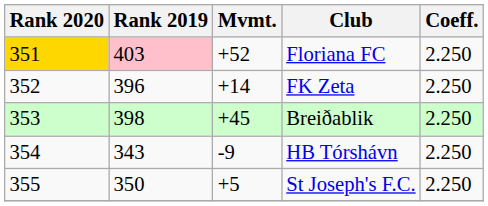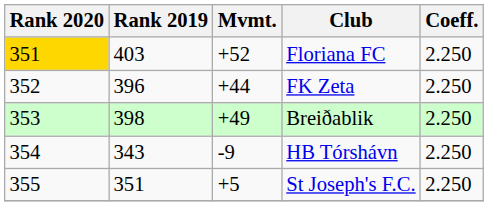(129, 53) pink background -> (129, 53) no background
(234, 86) +14 -> (234, 86) +44
(234, 119) +45 -> (234, 119) +49
(129, 184) 350 -> (129, 184) 351
